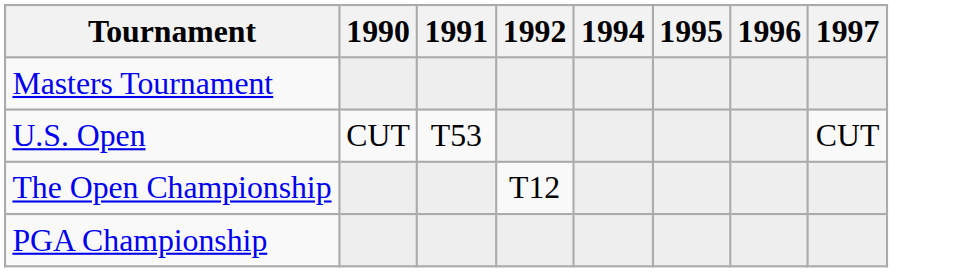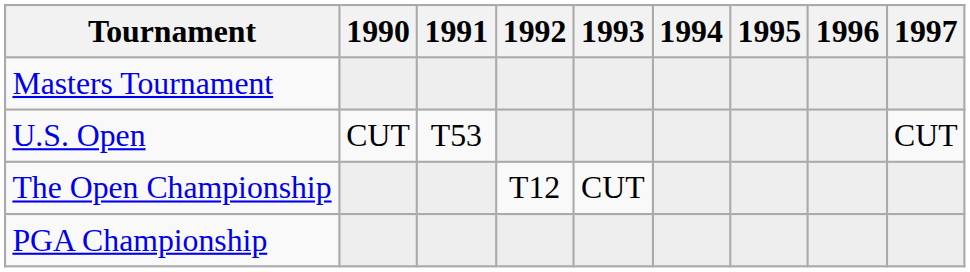+ column: (613, 30)
